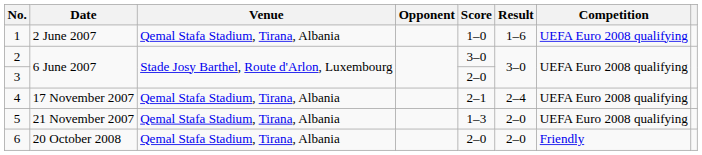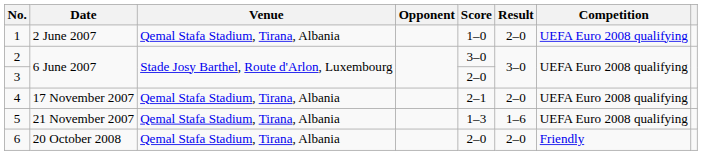(516, 35) 1–6 -> (516, 35) 2–0
(516, 98) 2–4 -> (516, 98) 2–0
(516, 118) 2–0 -> (516, 118) 1–6
